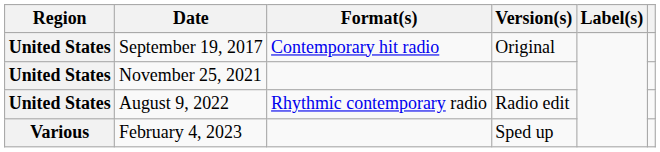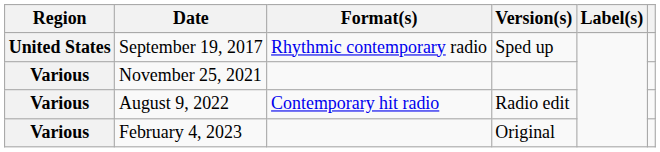(355, 47) Contemporary hit radio -> (379, 47) Rhythmic contemporary radio
(525, 47) Original -> (524, 47) Sped up
(60, 75) United States -> (60, 75) Various
(60, 103) United States -> (60, 103) Various
(379, 103) Rhythmic contemporary radio -> (355, 103) Contemporary hit radio
(524, 132) Sped up -> (525, 132) Original
